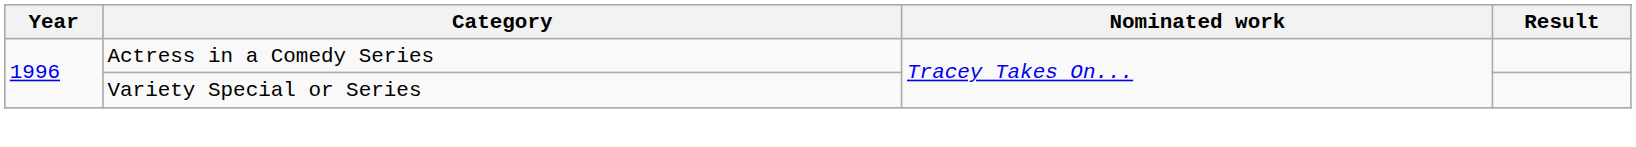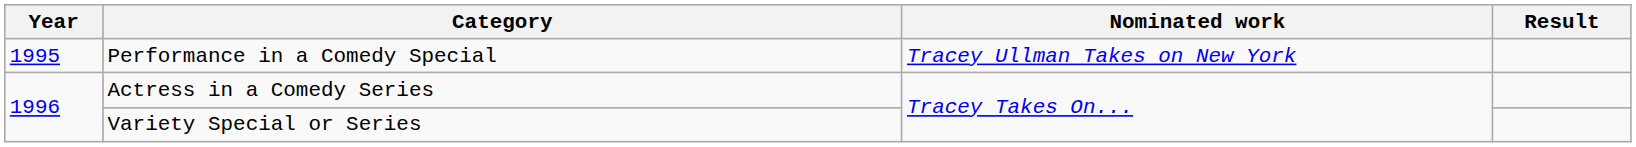+ row: (302, 56)
